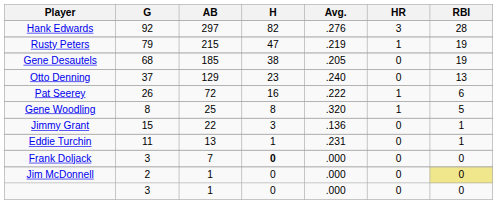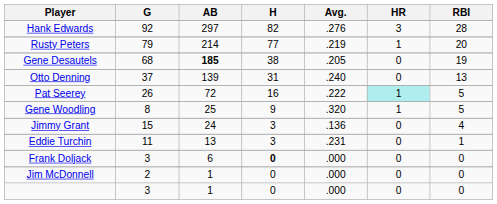(210, 45) 215 -> (210, 45) 214
(273, 45) 47 -> (273, 45) 77
(461, 45) 19 -> (461, 45) 20
(210, 61) normal -> (210, 61) bold
(210, 77) 129 -> (210, 77) 139
(273, 77) 23 -> (273, 77) 31
(399, 93) no background -> (399, 93) paleturquoise background
(461, 93) 6 -> (461, 93) 5
(273, 110) 8 -> (273, 110) 9
(210, 126) 22 -> (210, 126) 24
(461, 126) 1 -> (461, 126) 4
(273, 142) 1 -> (273, 142) 3
(210, 158) 7 -> (210, 158) 6
(461, 175) khaki background -> (461, 175) no background
